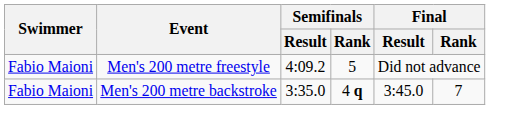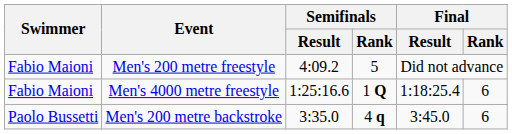+ row: (194, 91)
(51, 91) Fabio Maioni -> (53, 116) Paolo Bussetti
(458, 91) 7 -> (485, 116) 6
